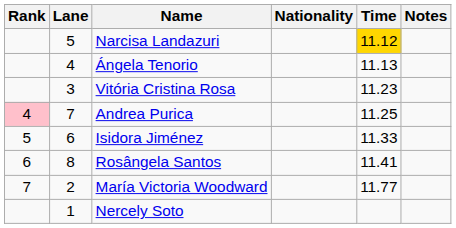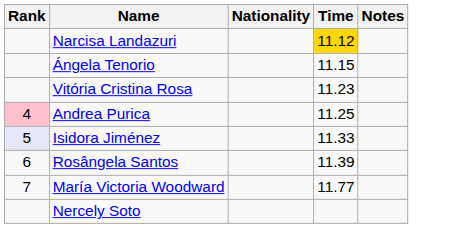- column: (71, 16)
(379, 65) 11.13 -> (336, 65) 11.15
(27, 138) no background -> (27, 138) lavender background
(379, 162) 11.41 -> (336, 162) 11.39
